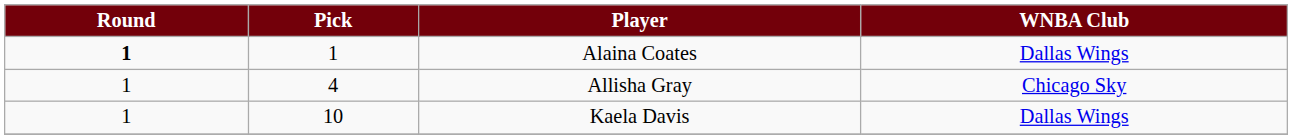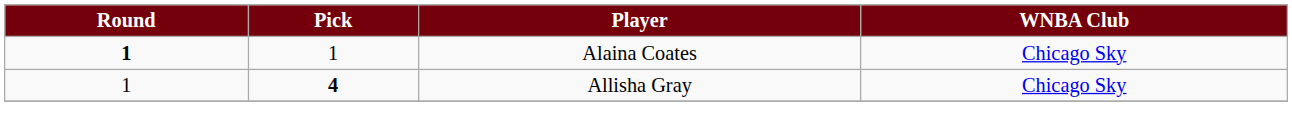(1074, 52) Dallas Wings -> (1074, 52) Chicago Sky
(333, 85) normal -> (333, 85) bold
- row: (640, 117)
